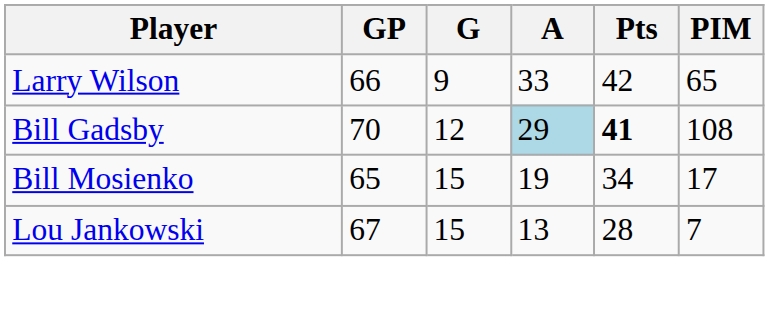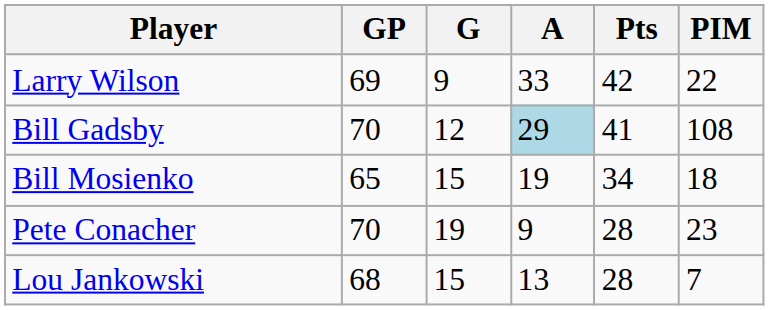(365, 79) 66 -> (365, 79) 69
(702, 79) 65 -> (702, 79) 22
(618, 129) bold -> (618, 129) normal
(702, 179) 17 -> (702, 179) 18
+ row: (104, 229)
(365, 229) 67 -> (365, 279) 68
